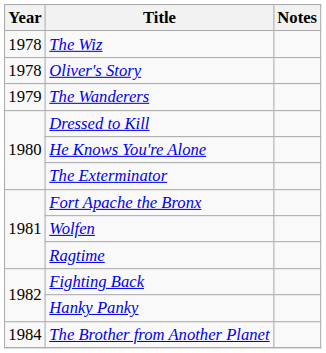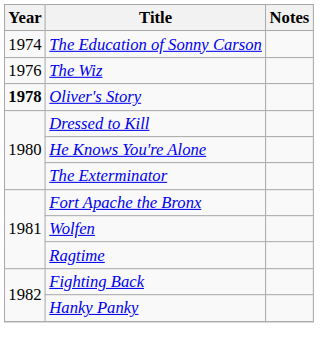+ row: (156, 44)
(25, 44) 1978 -> (25, 70) 1976
(25, 70) normal -> (25, 96) bold
- row: (99, 96)
- row: (159, 334)
